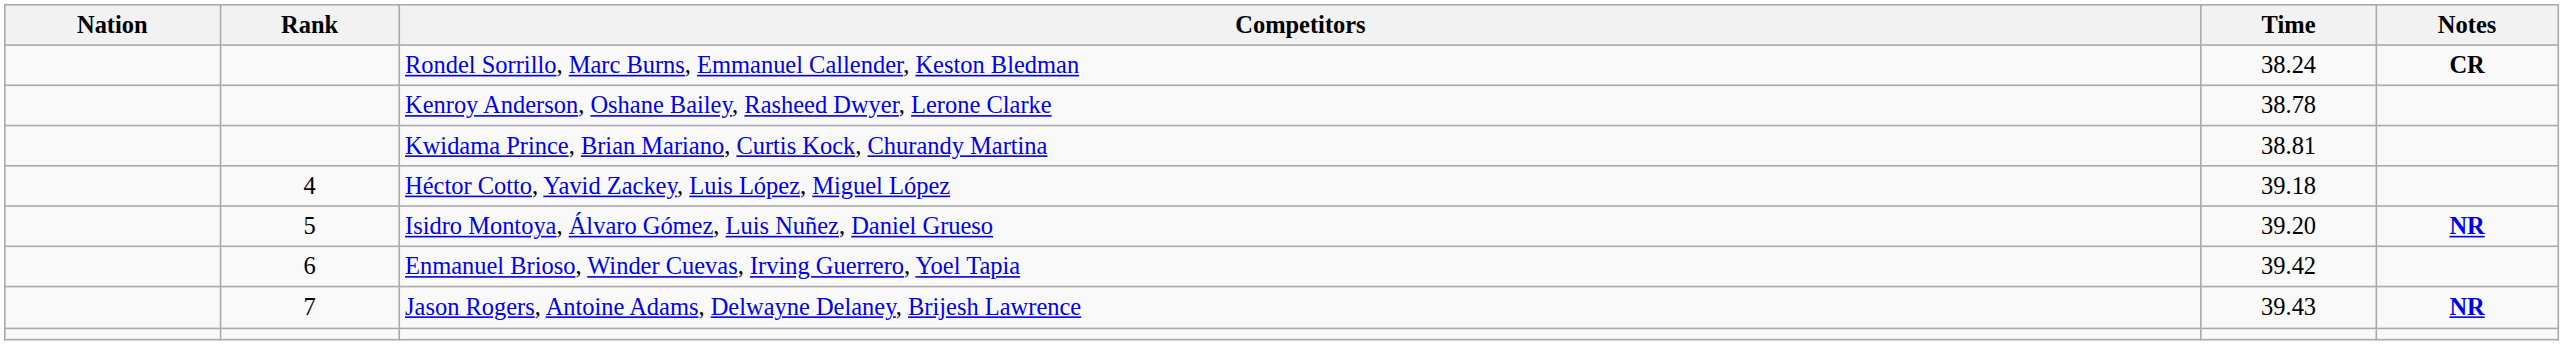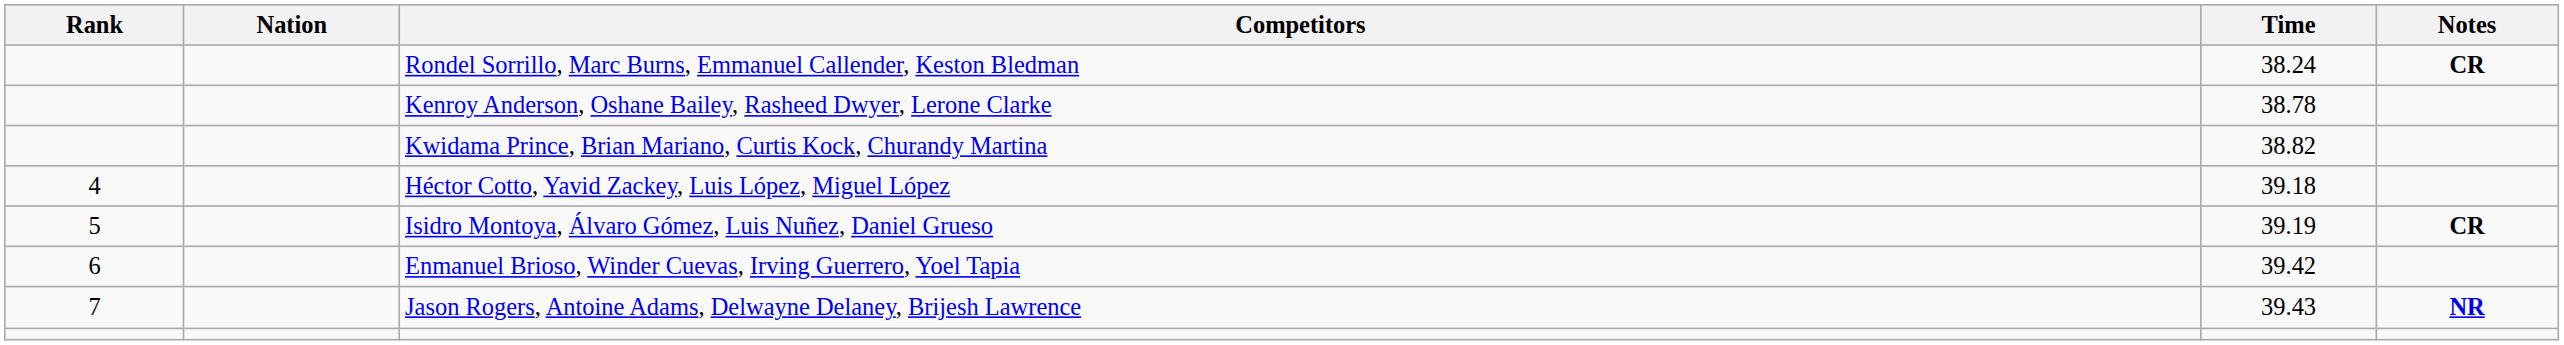columns swapped: (310, 24) <-> (112, 24)
(2289, 145) 38.81 -> (2289, 145) 38.82
(2289, 226) 39.20 -> (2289, 226) 39.19
(2467, 226) NR -> (2467, 226) CR
